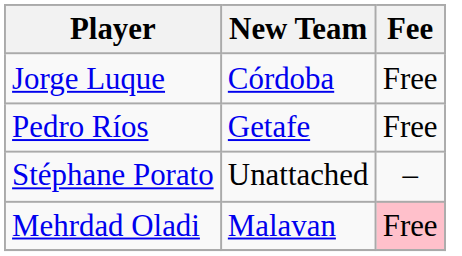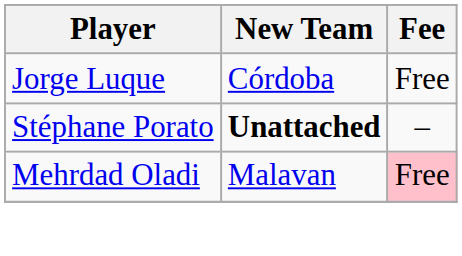- row: (80, 126)
(298, 175) normal -> (304, 126) bold
